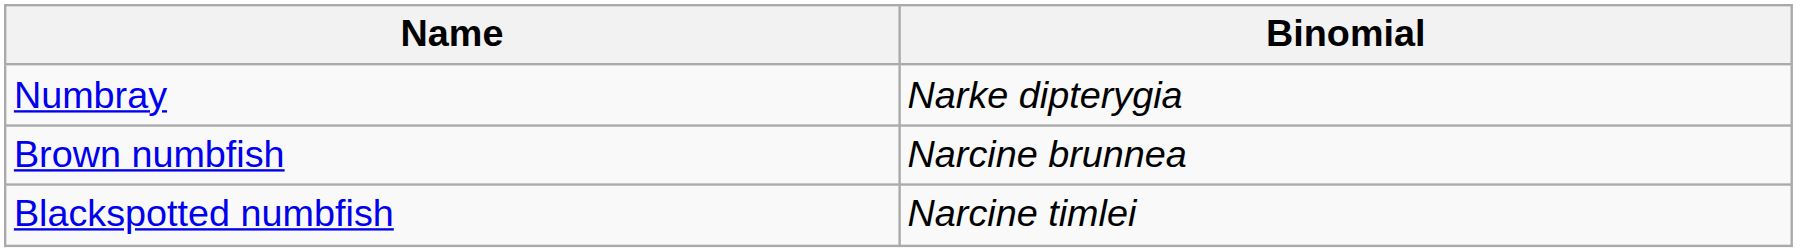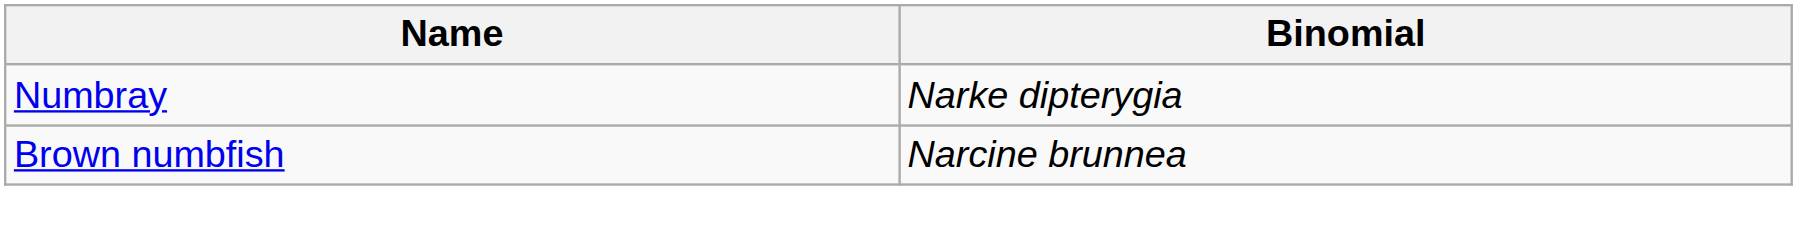- row: (204, 214)
